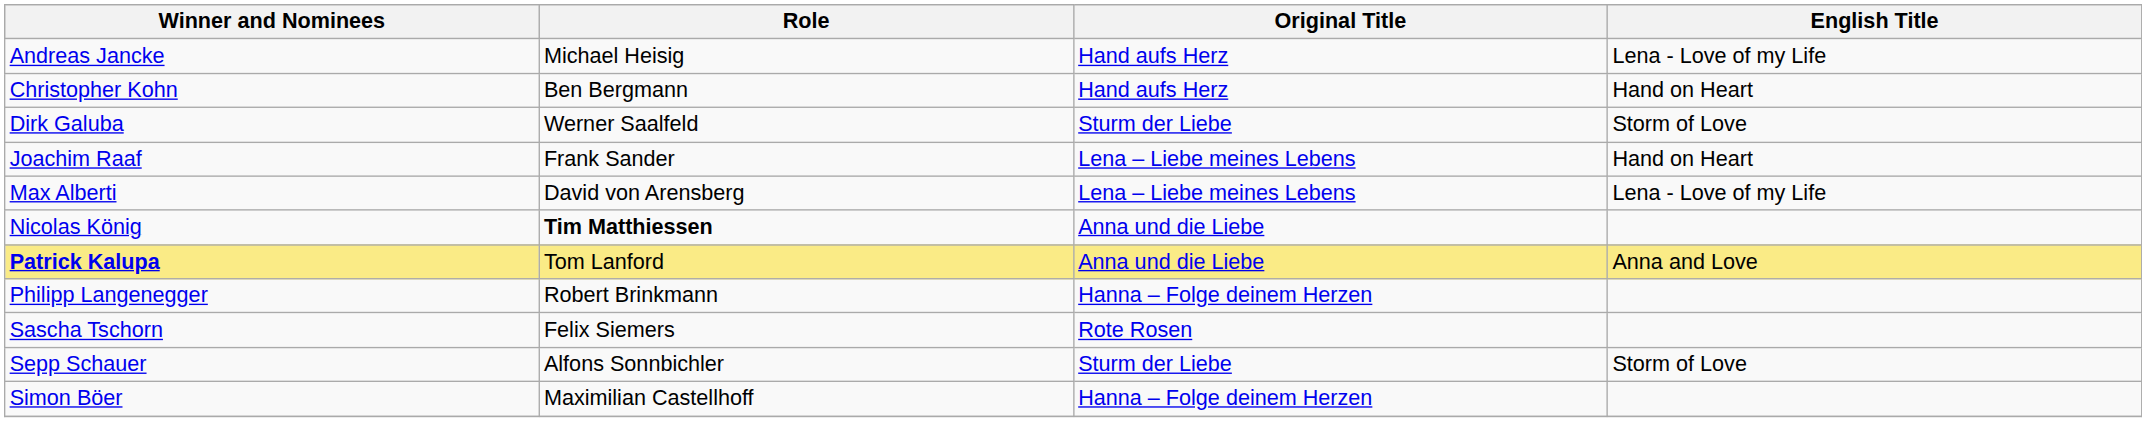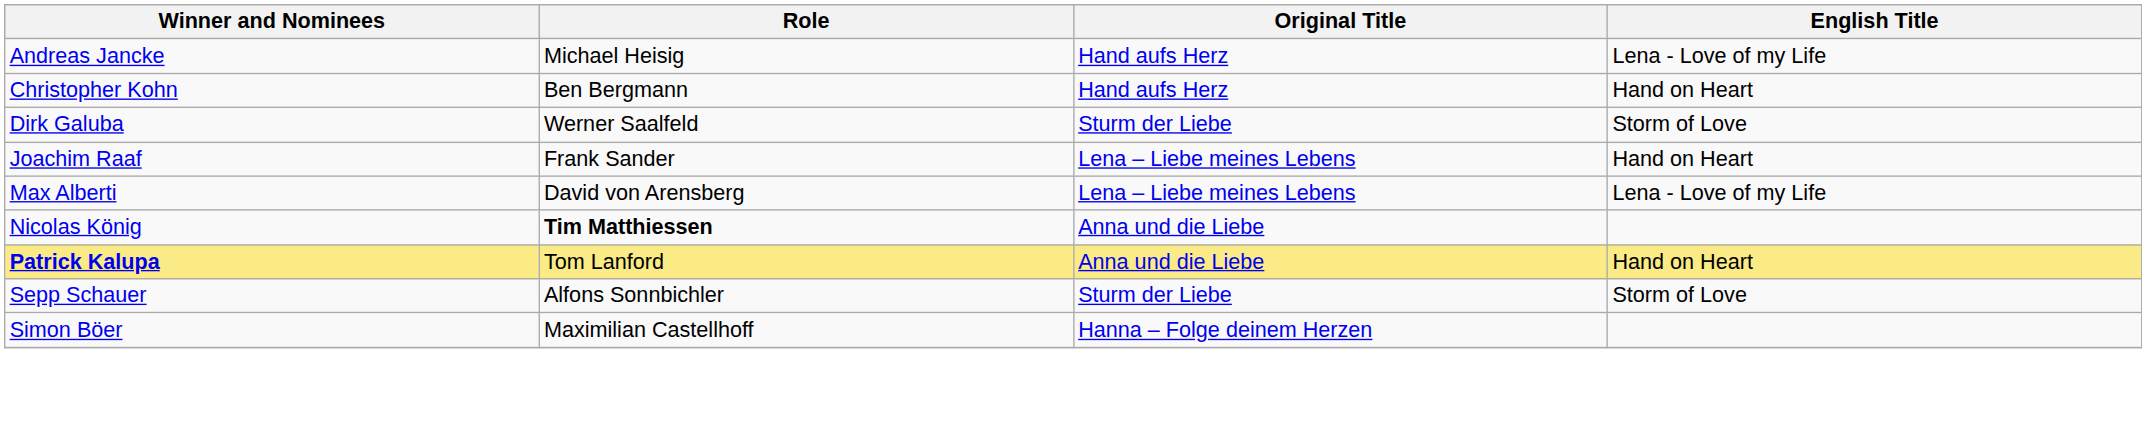(1685, 261) Anna and Love -> (1683, 261) Hand on Heart
- row: (109, 295)
- row: (86, 329)
